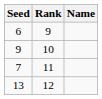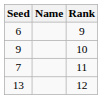columns swapped: (81, 13) <-> (48, 13)
